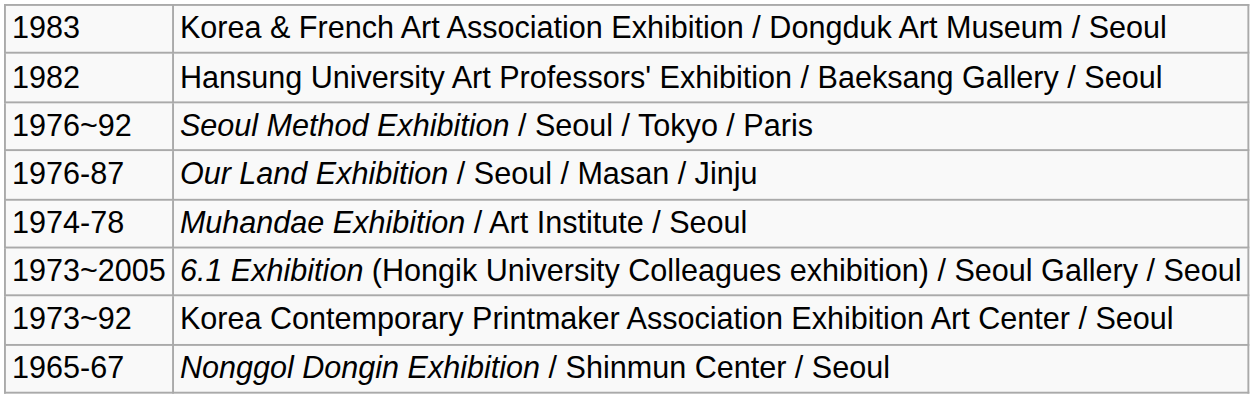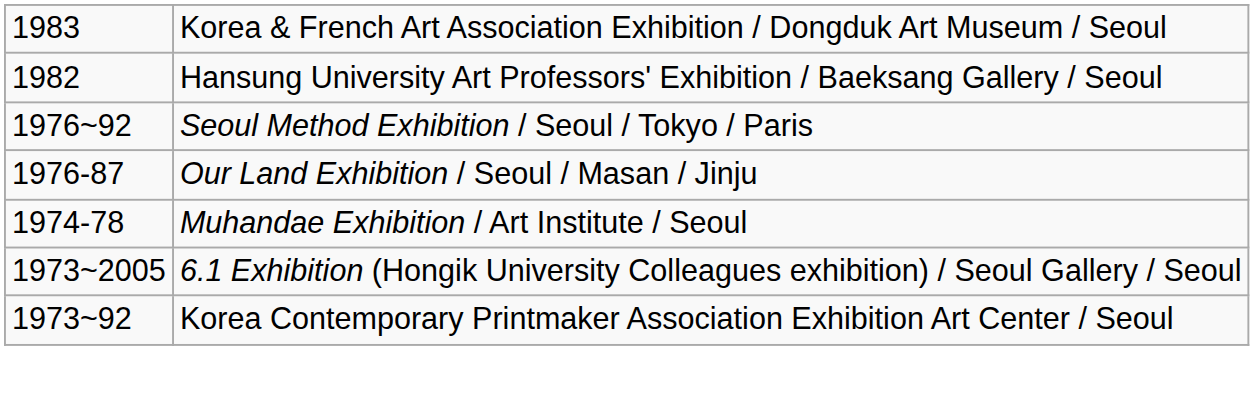- row: (535, 367)
